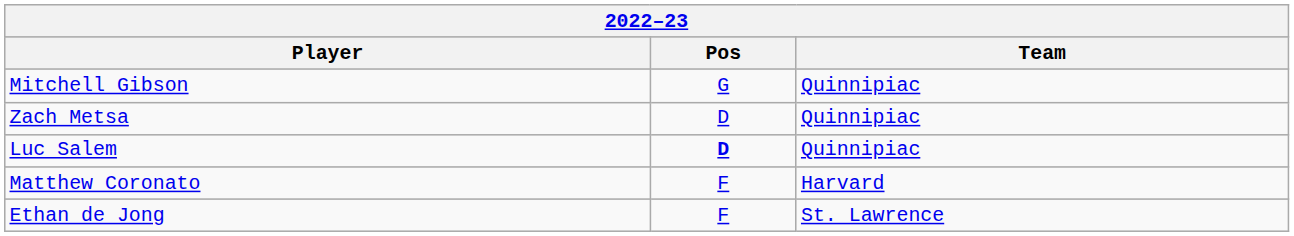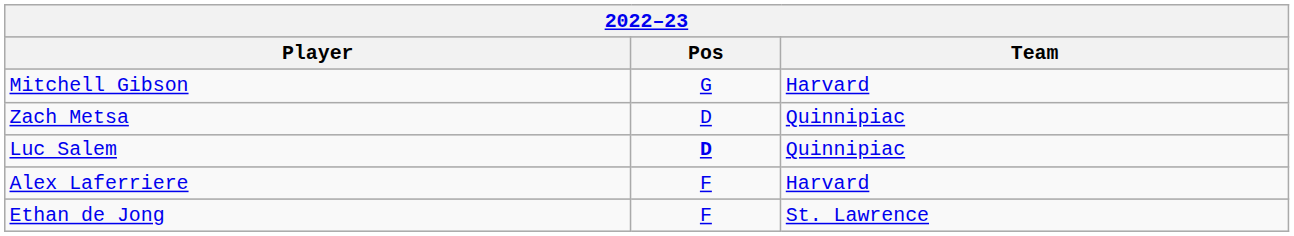(861, 86) Quinnipiac -> (828, 86) Harvard
- row: (105, 183)
+ row: (99, 183)
